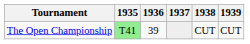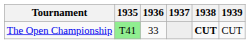(153, 30) 39 -> (153, 30) 33
(205, 30) normal -> (206, 30) bold
